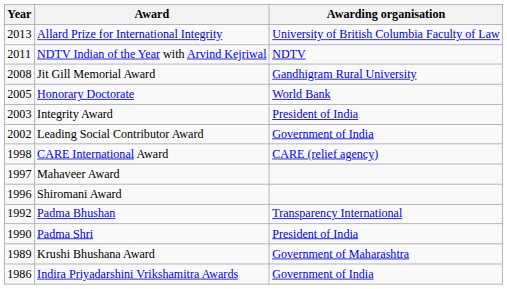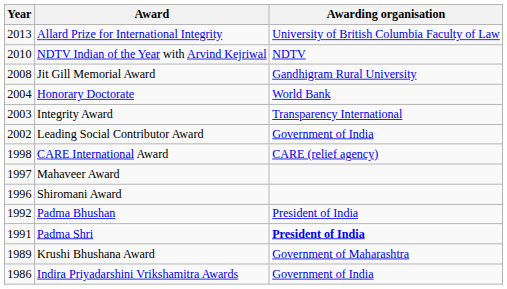(19, 54) 2011 -> (19, 54) 2010
(19, 94) 2005 -> (19, 94) 2004
(315, 114) President of India -> (337, 114) Transparency International
(337, 214) Transparency International -> (315, 214) President of India
(19, 234) 1990 -> (19, 234) 1991
(315, 234) normal -> (318, 234) bold
